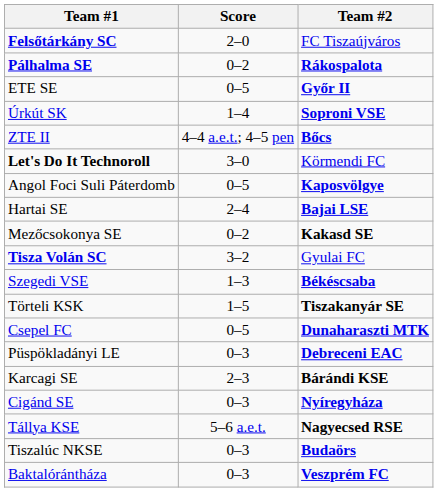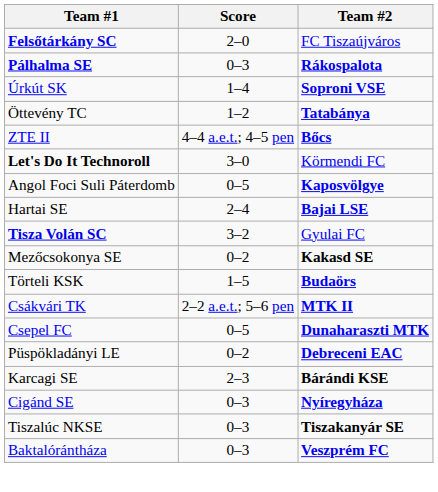(238, 64) 0–2 -> (238, 64) 0–3
- row: (33, 88)
+ row: (47, 112)
rows swapped: (65, 233) <-> (57, 257)
- row: (48, 281)
(353, 305) Tiszakanyár SE -> (329, 281) Budaörs
+ row: (47, 305)
(238, 354) 0–3 -> (238, 354) 0–2
- row: (44, 426)
(329, 450) Budaörs -> (353, 426) Tiszakanyár SE
